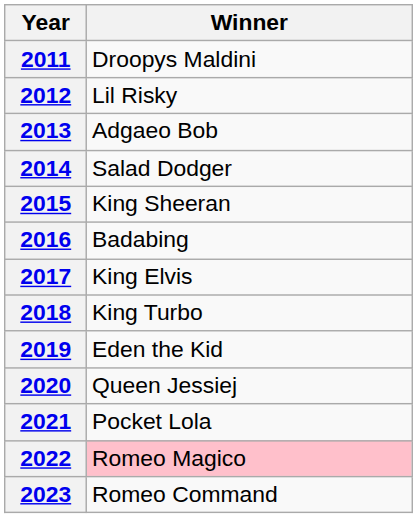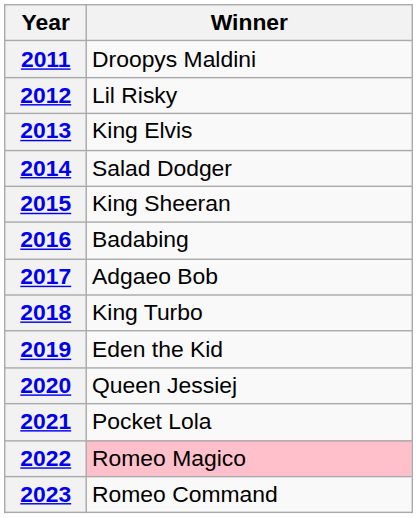(155, 131) Adgaeo Bob -> (142, 131) King Elvis
(142, 276) King Elvis -> (155, 276) Adgaeo Bob
